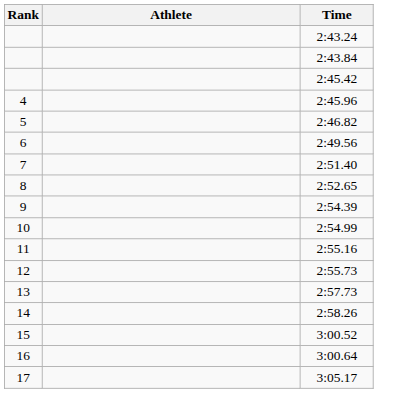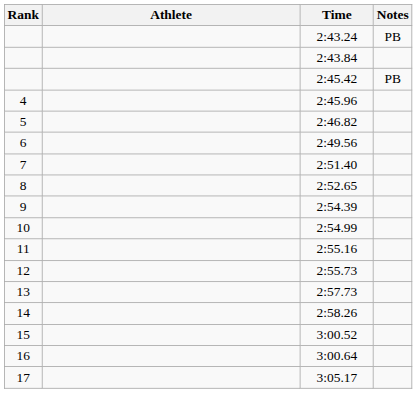+ column: (393, 15)
